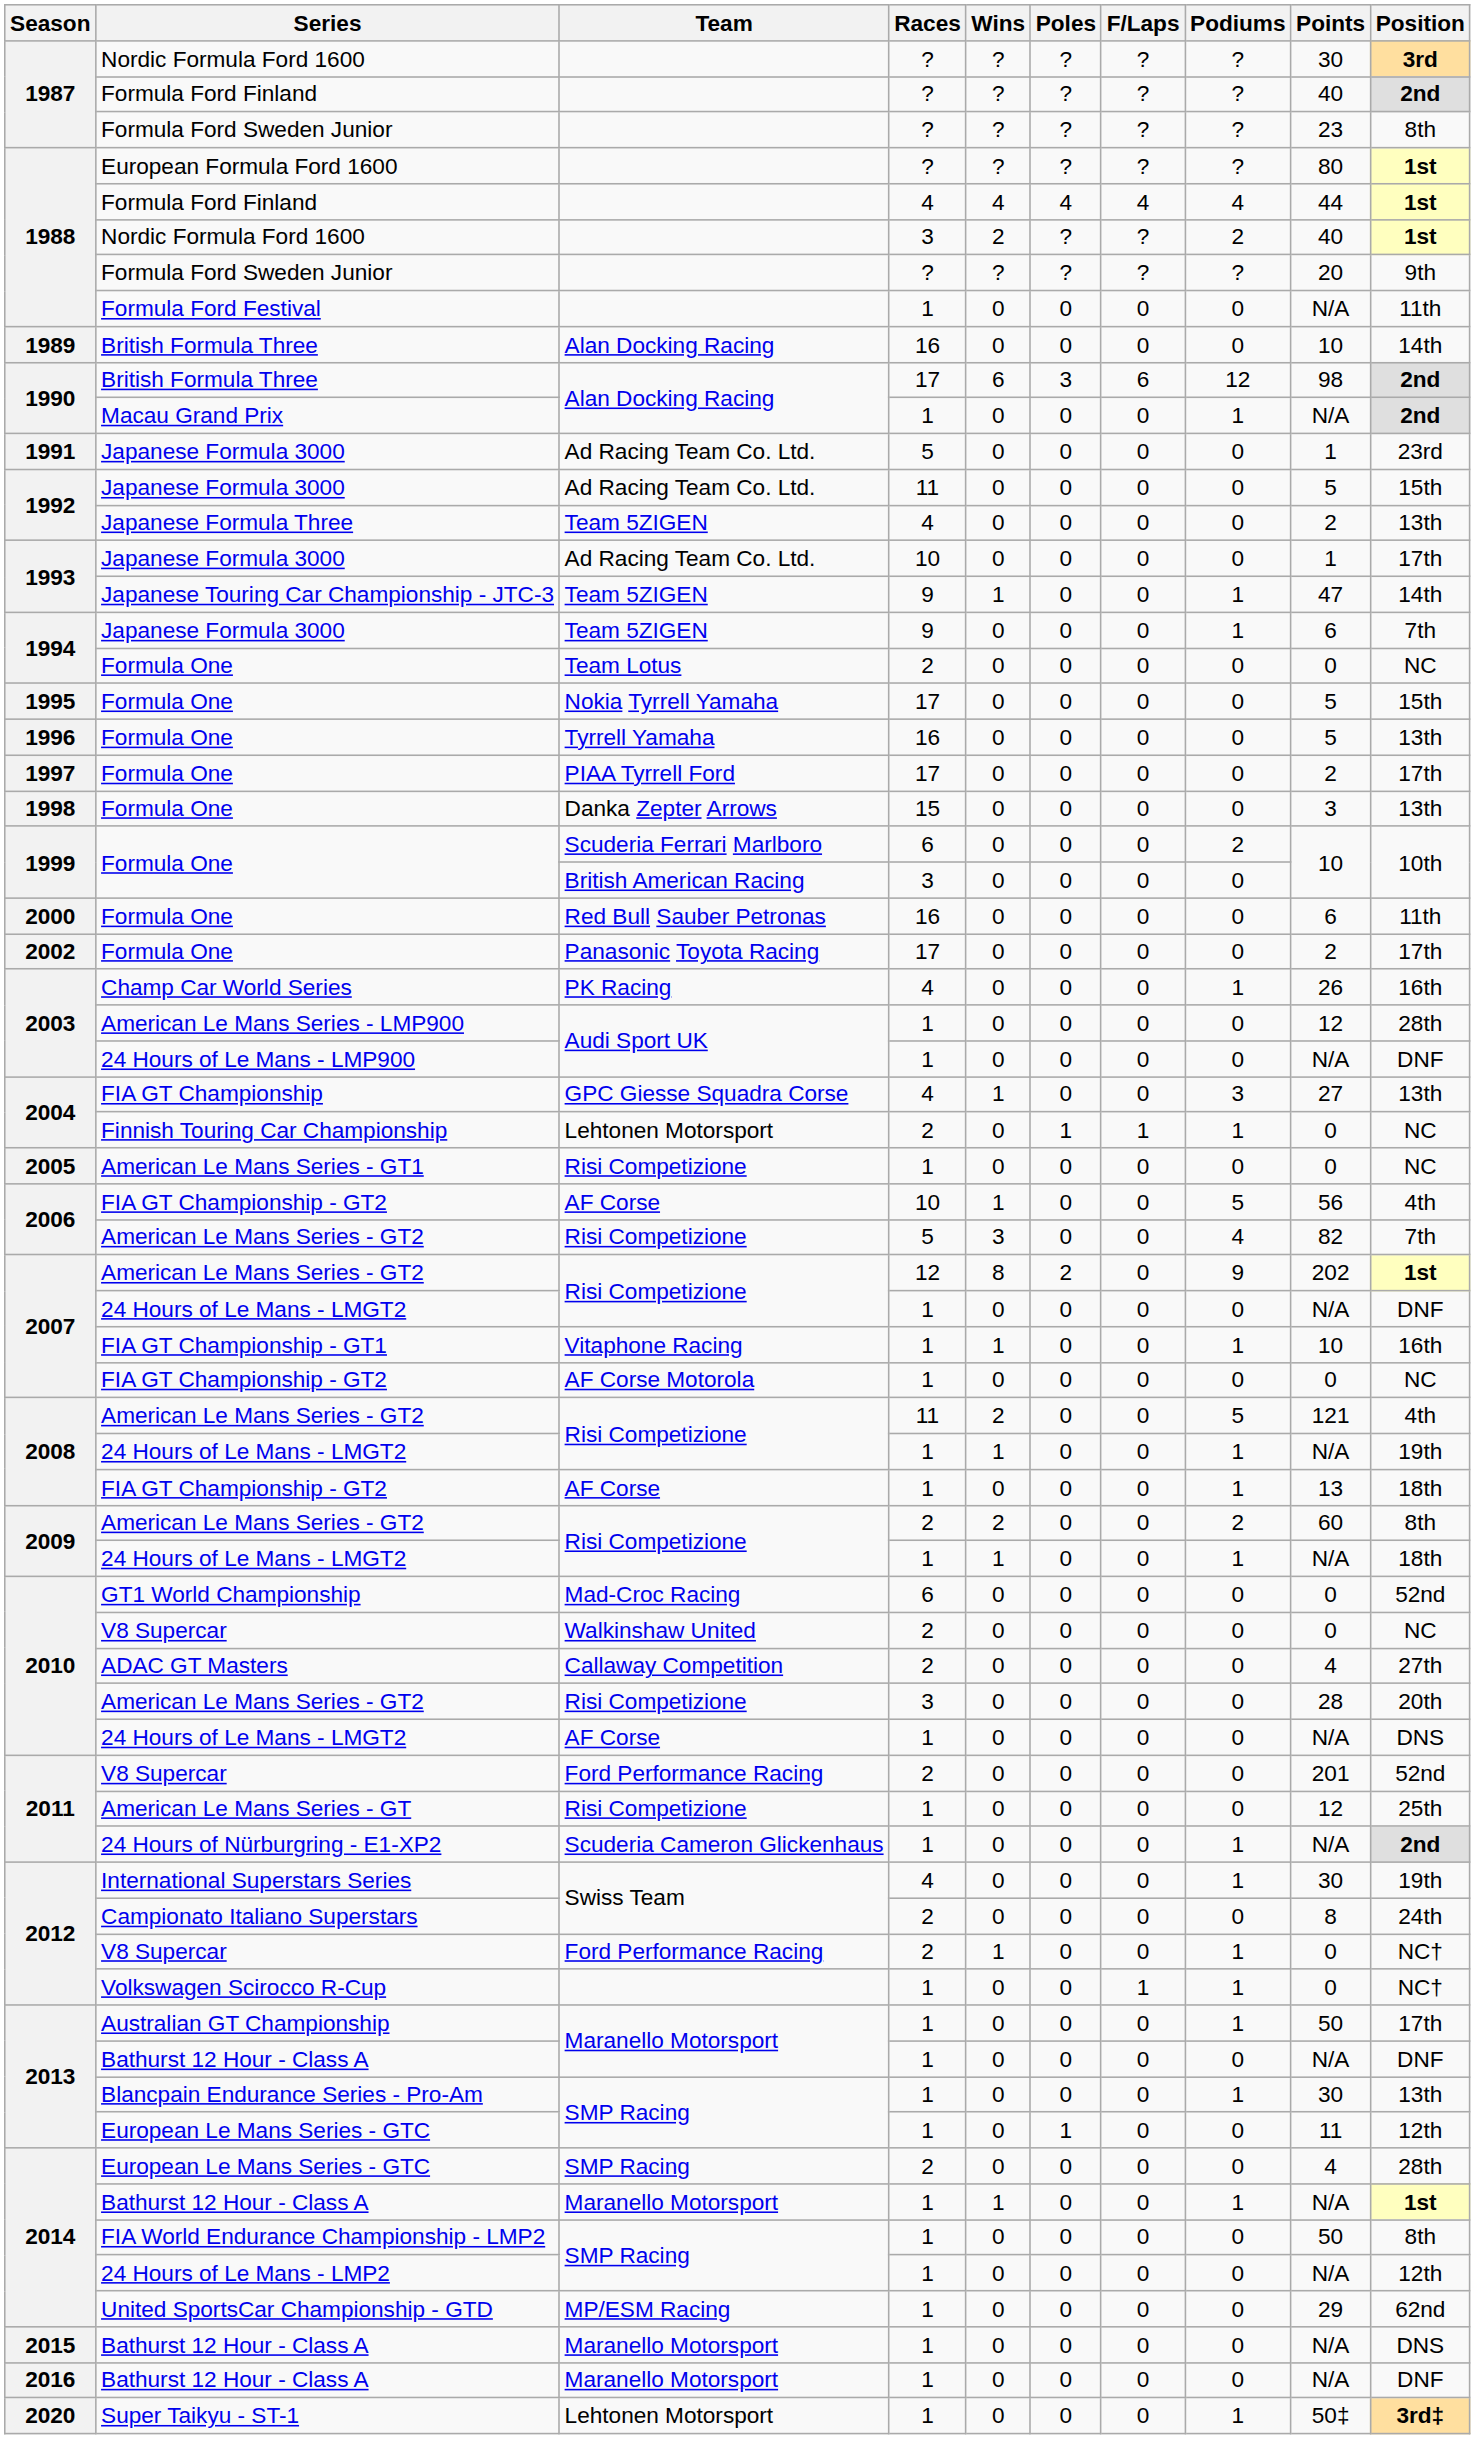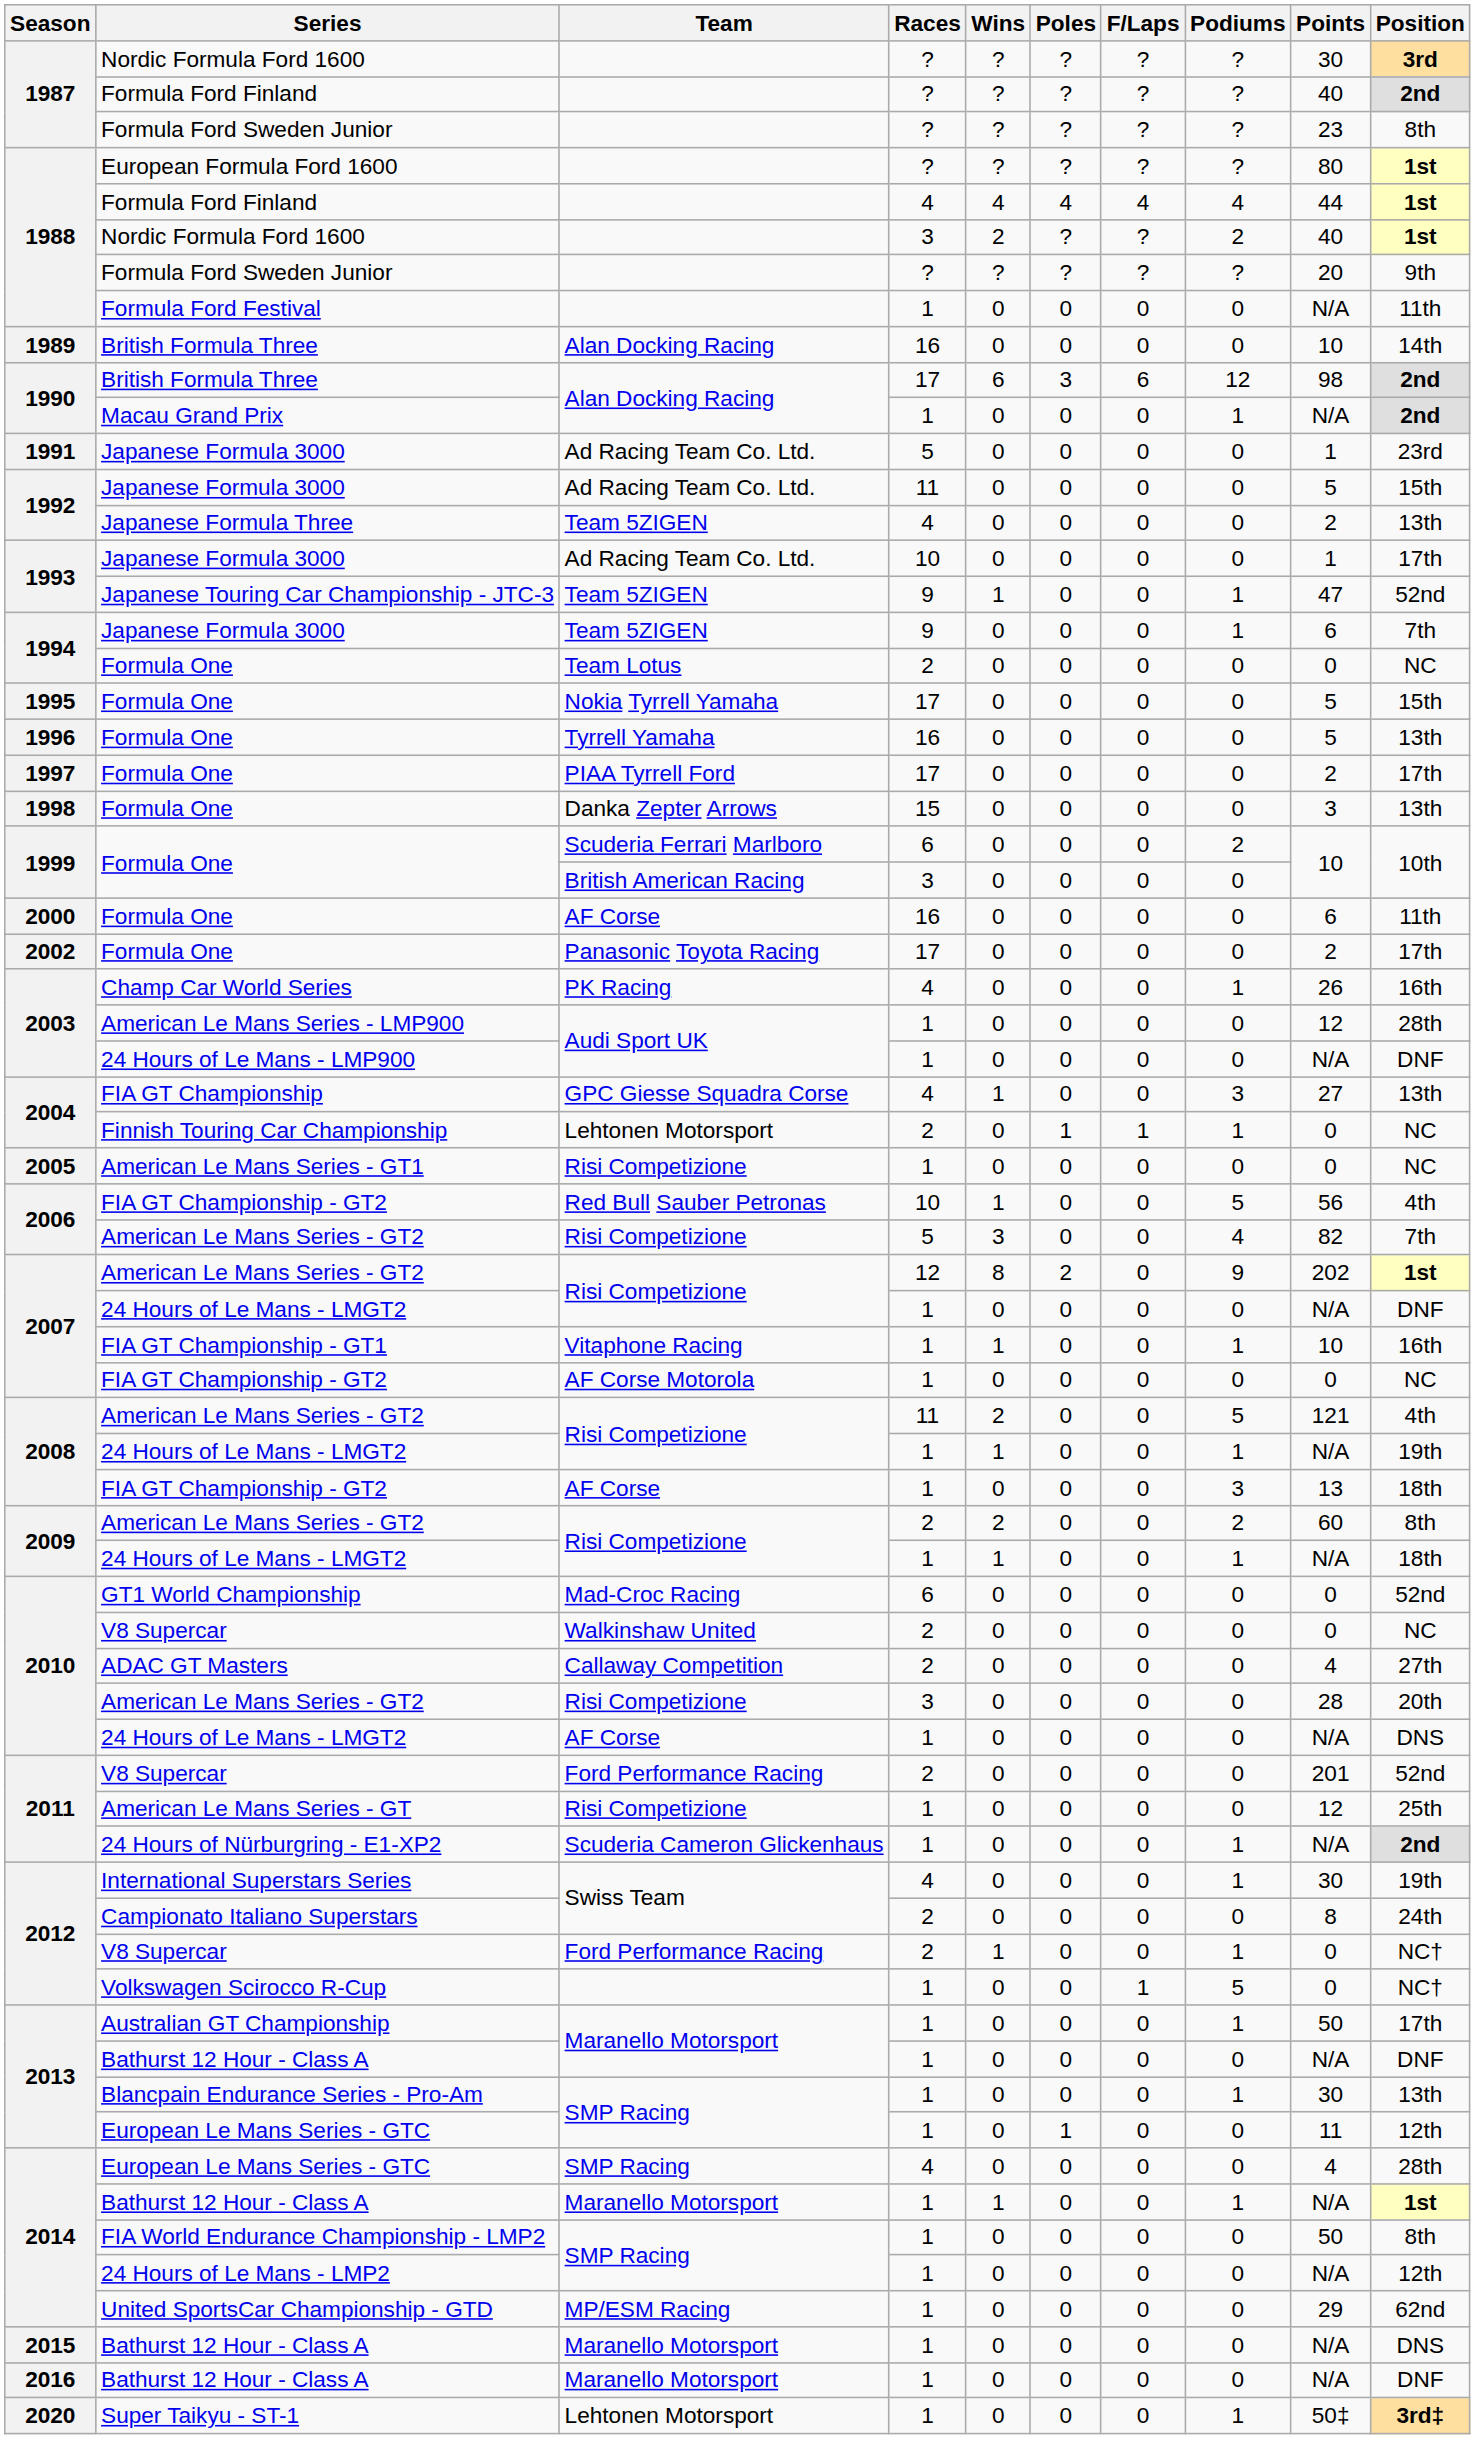(1420, 595) 14th -> (1420, 595) 52nd
(695, 916) Red Bull Sauber Petronas -> (612, 916) AF Corse
(612, 1202) AF Corse -> (695, 1202) Red Bull Sauber Petronas
(1238, 1487) 1 -> (1238, 1487) 3
(1238, 1987) 1 -> (1238, 1987) 5
(927, 2166) 2 -> (927, 2166) 4
